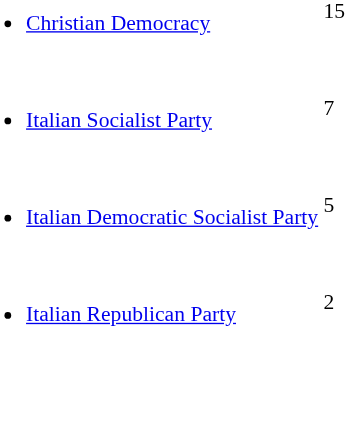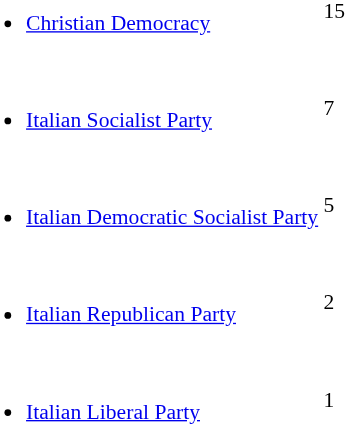+ row: (145, 412)
